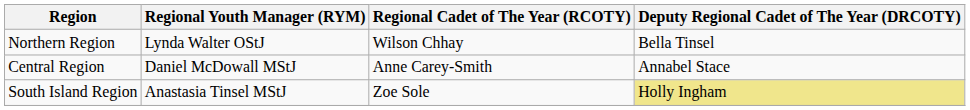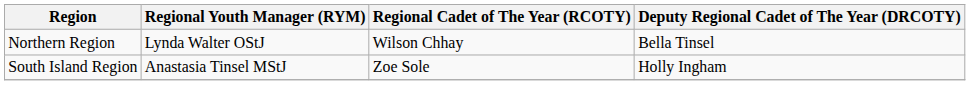- row: (56, 67)
(682, 92) khaki background -> (682, 67) no background
